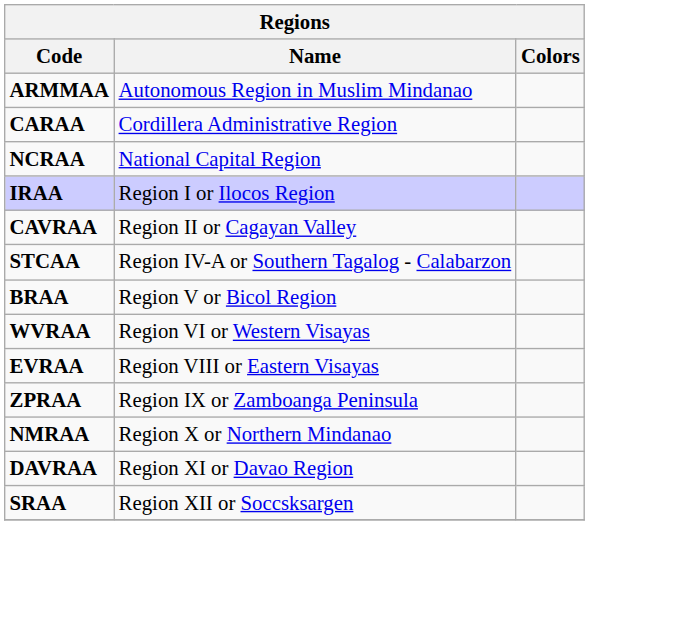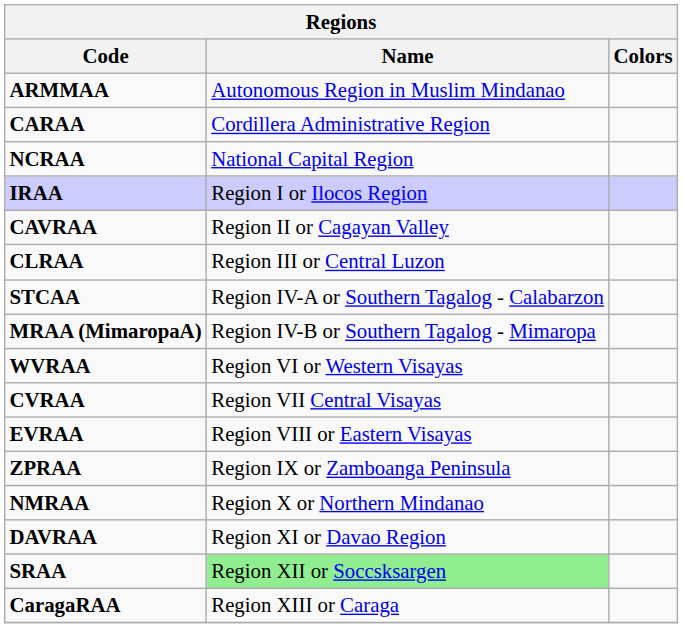+ row: (47, 262)
+ row: (106, 330)
- row: (39, 296)
+ row: (47, 399)
(236, 502) no background -> (329, 571) lightgreen background
+ row: (65, 605)
